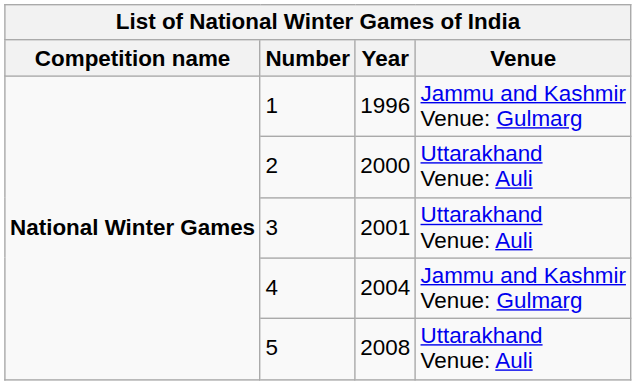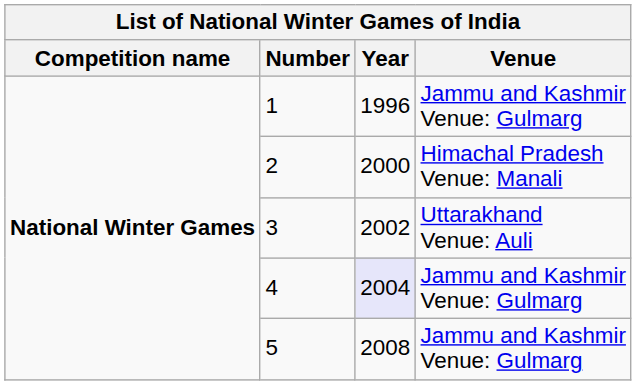(482, 166) Uttarakhand Venue: Auli -> (512, 166) Himachal Pradesh Venue: Manali
(385, 227) 2001 -> (385, 227) 2002
(385, 288) no background -> (385, 288) lavender background
(482, 348) Uttarakhand Venue: Auli -> (523, 348) Jammu and Kashmir Venue: Gulmarg
